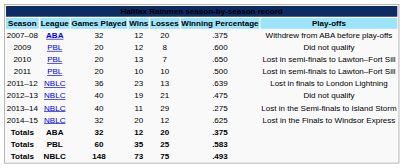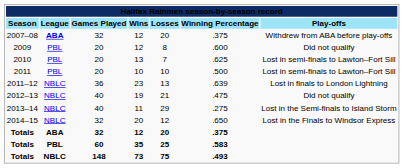(220, 60) .650 -> (220, 60) .625
(220, 120) .625 -> (220, 120) .650
